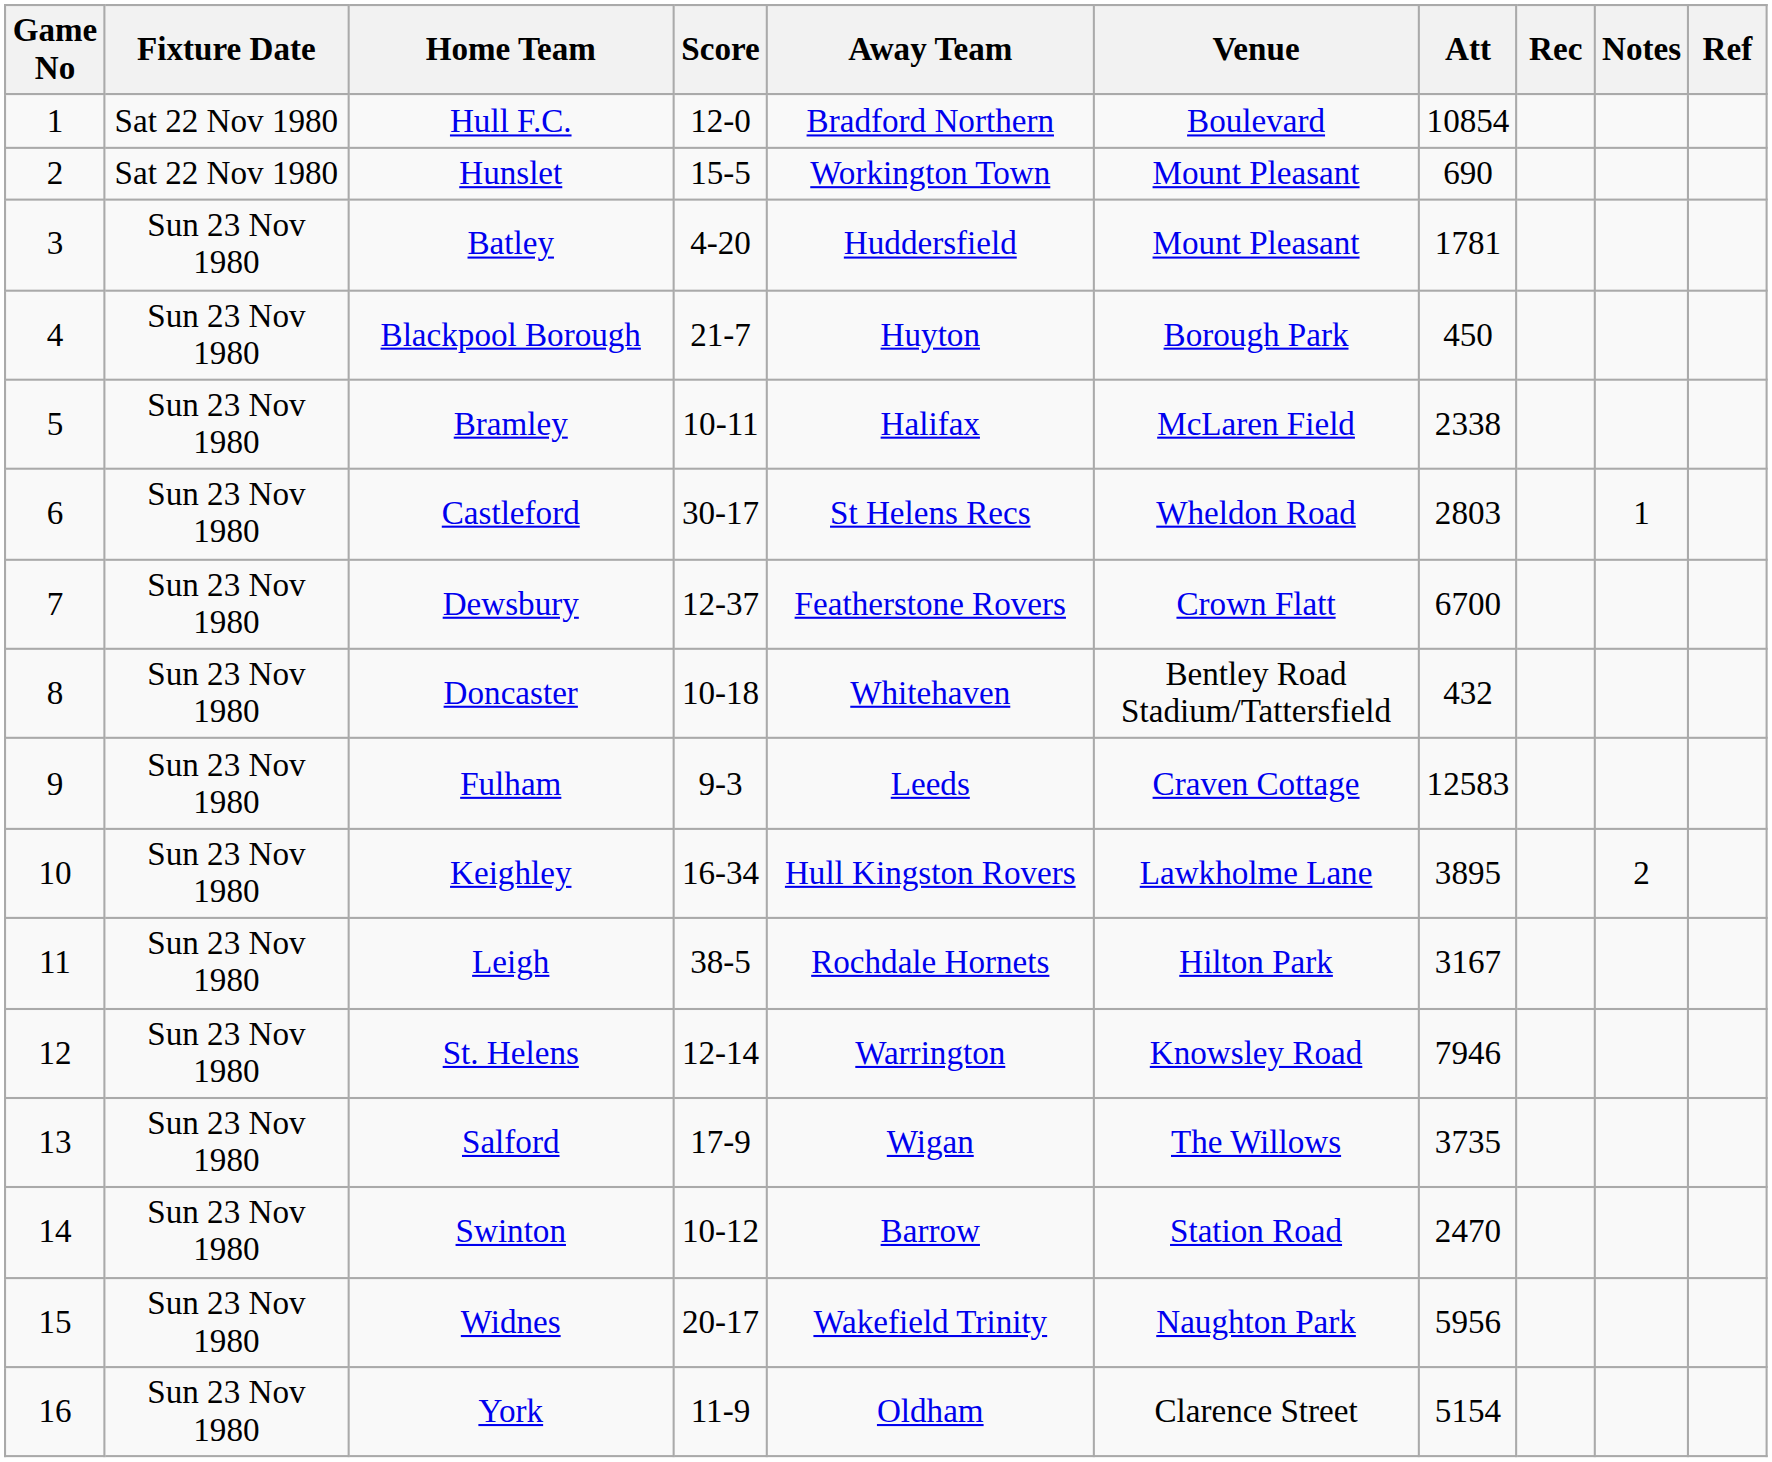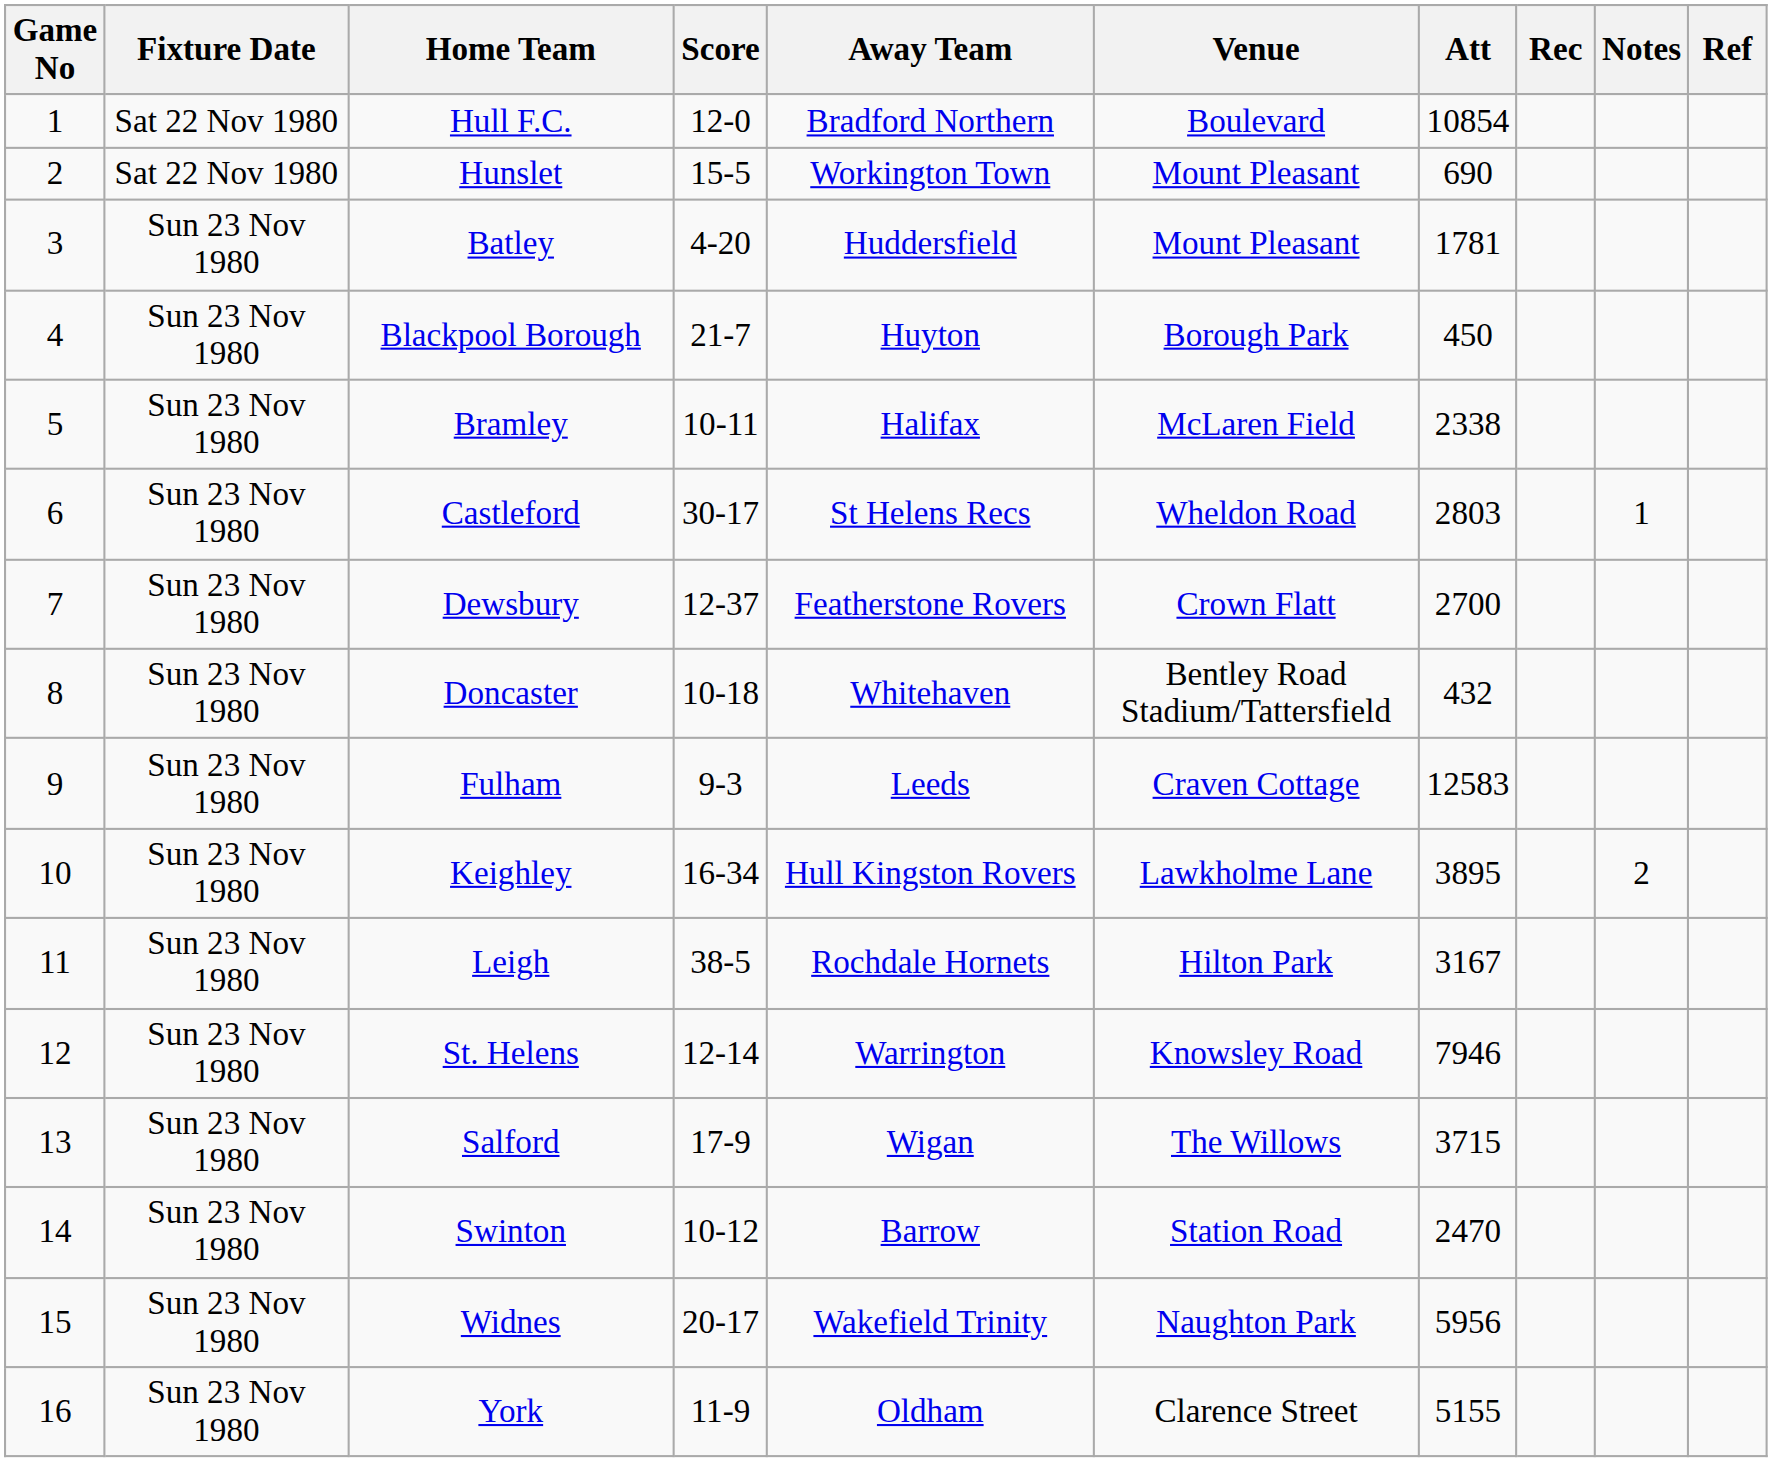(1468, 603) 6700 -> (1468, 603) 2700
(1468, 1142) 3735 -> (1468, 1142) 3715
(1468, 1411) 5154 -> (1468, 1411) 5155
